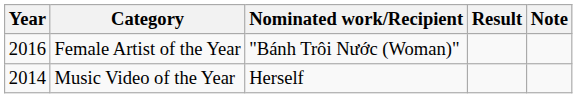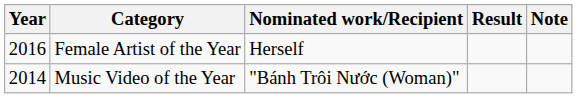(354, 48) "Bánh Trôi Nước (Woman)" -> (276, 48) Herself
(276, 78) Herself -> (354, 78) "Bánh Trôi Nước (Woman)"
